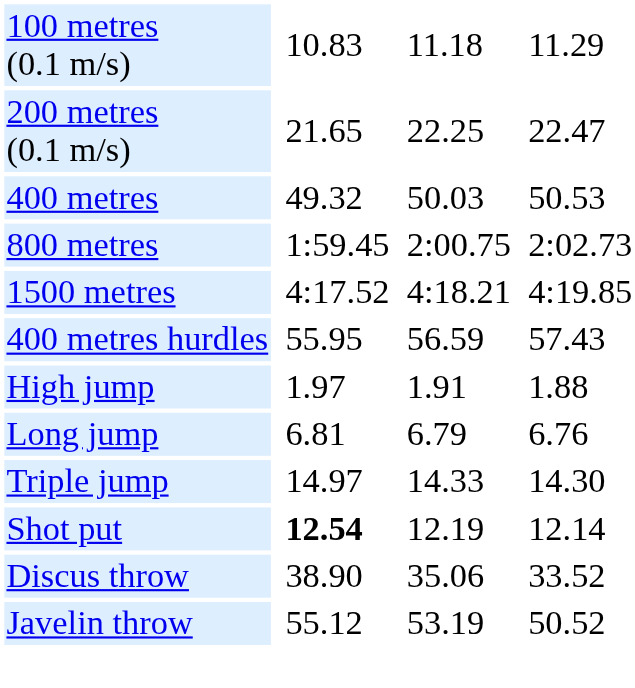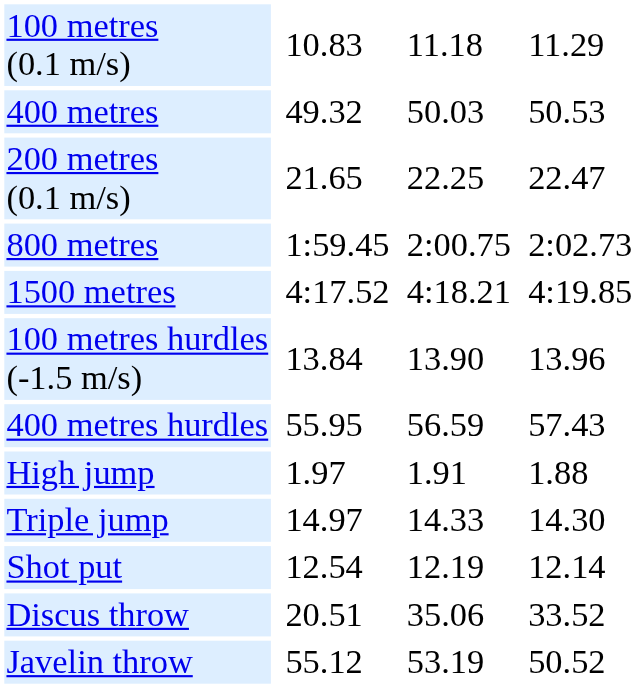rows swapped: (82, 130) <-> (82, 197)
+ row: (137, 358)
- row: (82, 433)
(324, 528) bold -> (324, 567) normal
(324, 575) 38.90 -> (324, 614) 20.51
